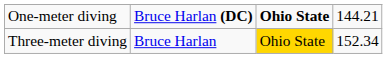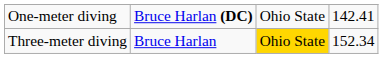(295, 16) bold -> (292, 16) normal
(357, 16) 144.21 -> (353, 16) 142.41
